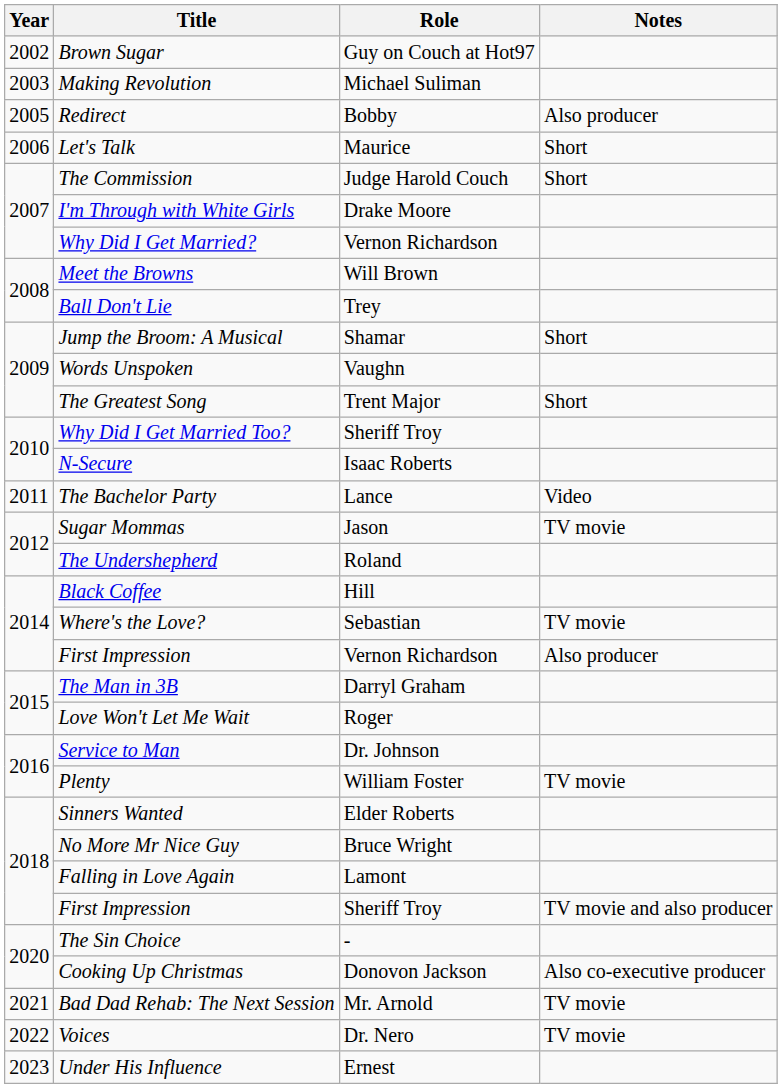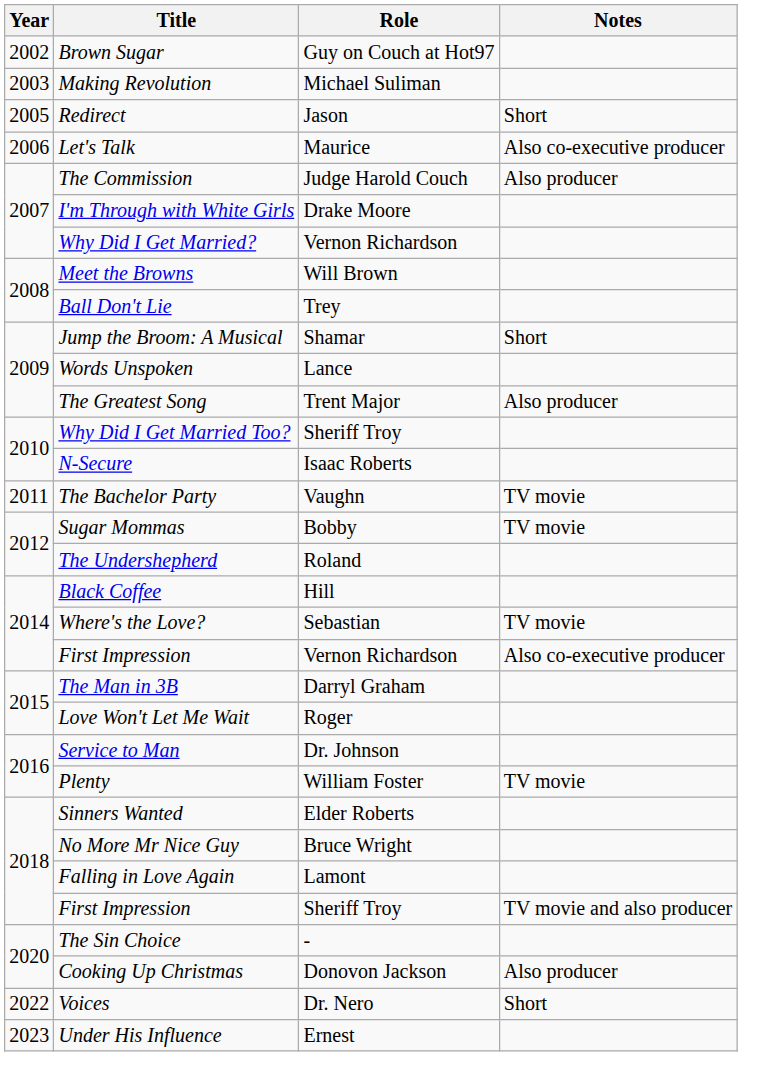(370, 115) Bobby -> (326, 115) Jason
(601, 115) Also producer -> (525, 115) Short
(566, 147) Short -> (614, 147) Also co-executive producer
(566, 178) Short -> (561, 178) Also producer
(374, 369) Vaughn -> (328, 369) Lance
(566, 400) Short -> (561, 400) Also producer
(368, 496) Lance -> (334, 496) Vaughn
(568, 496) Video -> (544, 496) TV movie
(366, 527) Jason -> (330, 527) Bobby
(601, 654) Also producer -> (614, 654) Also co-executive producer
(655, 971) Also co-executive producer -> (561, 971) Also producer
- row: (29, 1003)
(585, 1035) TV movie -> (525, 1003) Short
